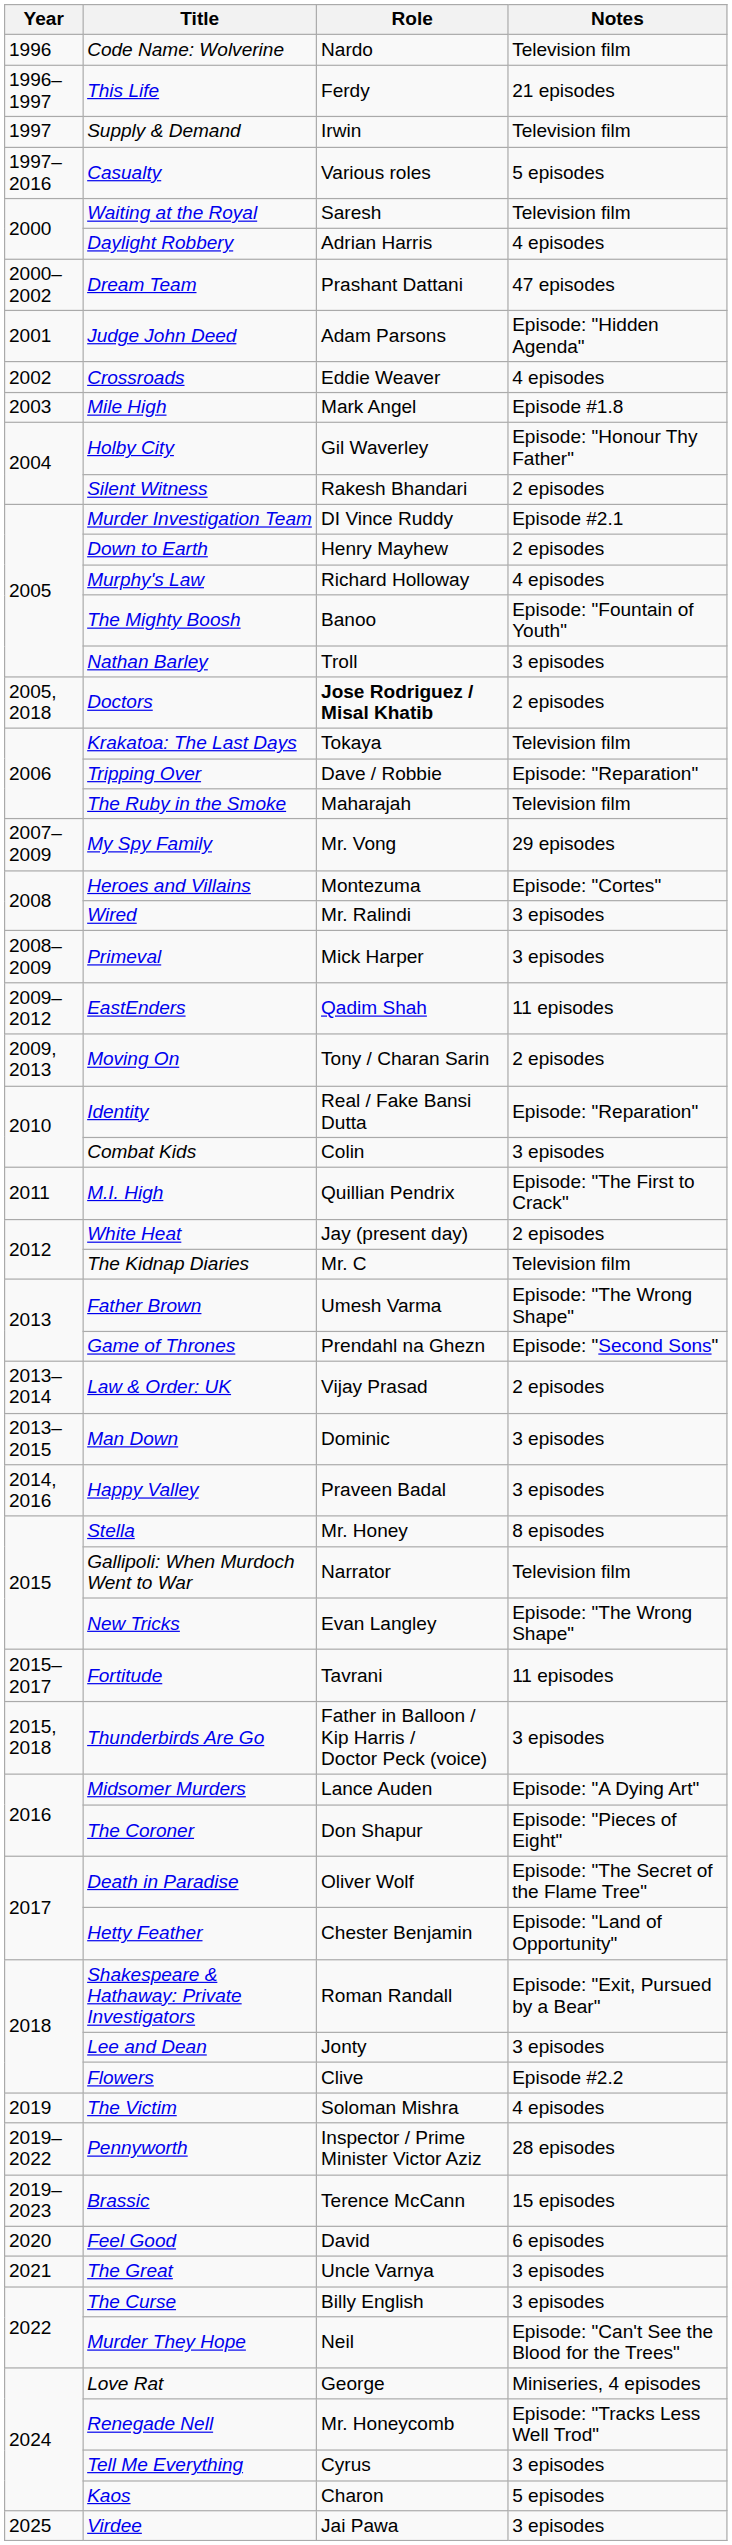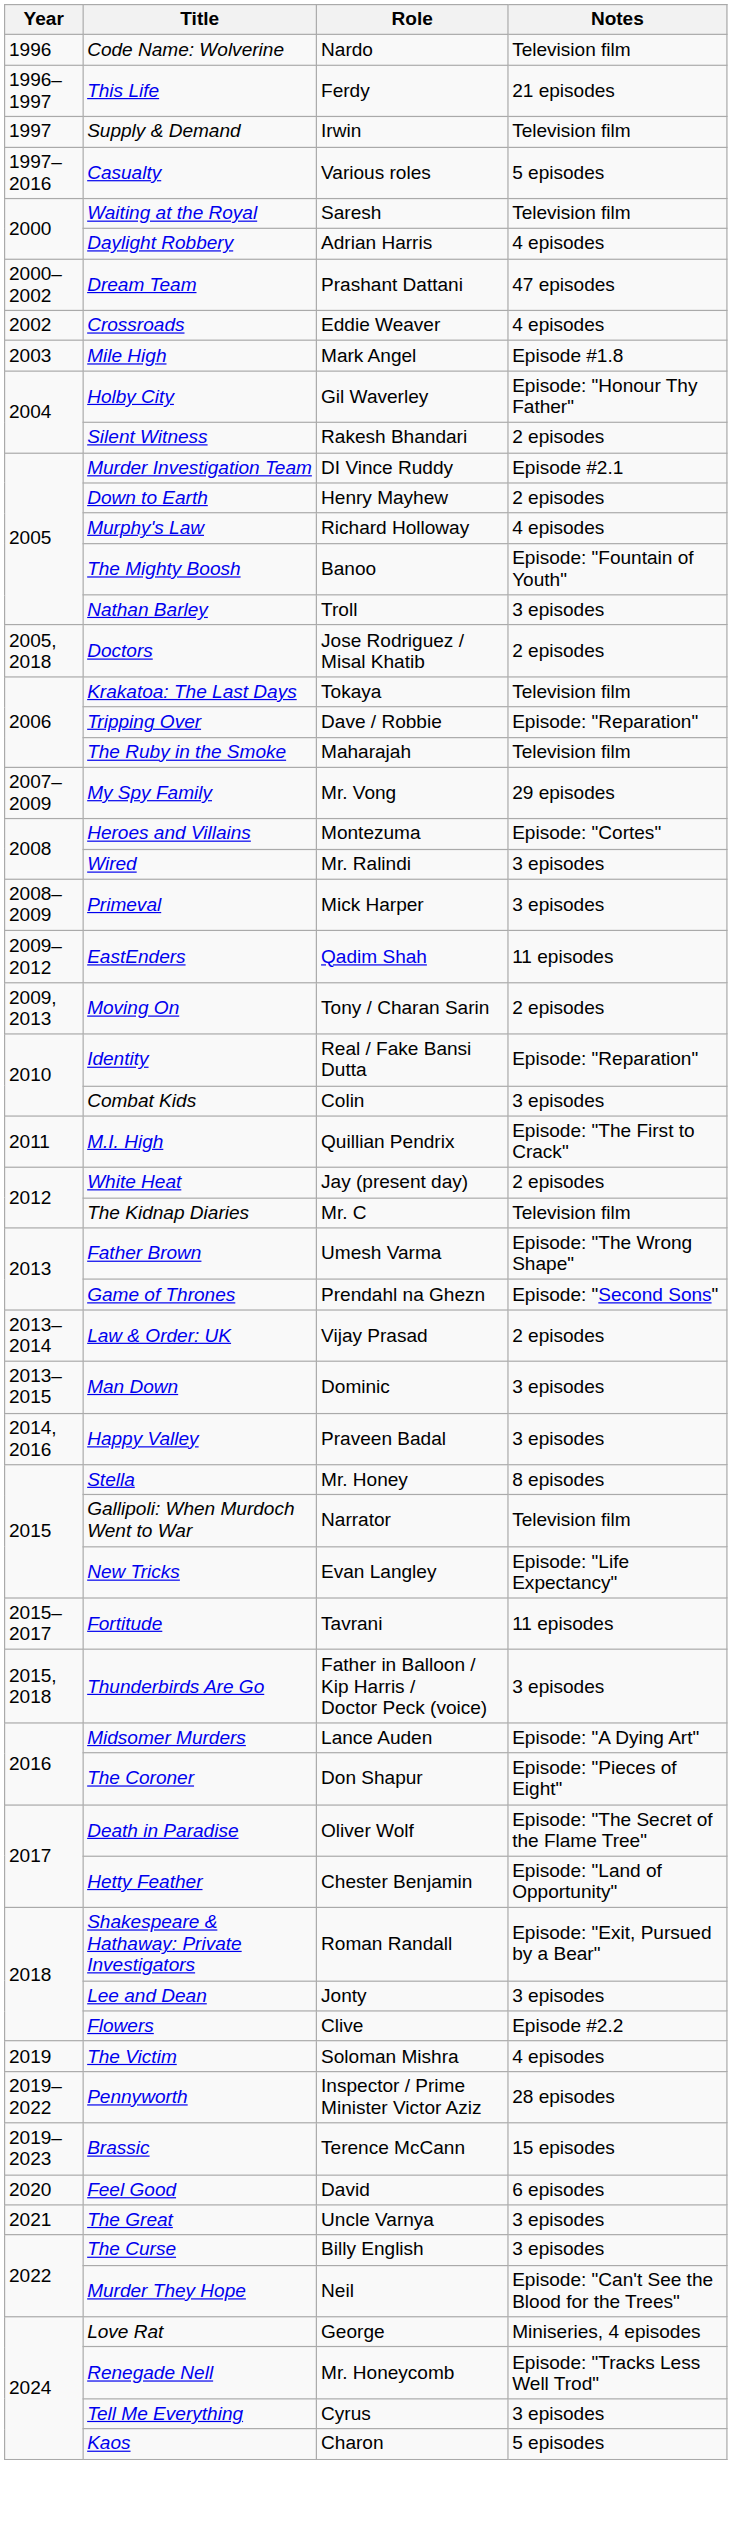- row: (162, 336)
(397, 702) bold -> (392, 650) normal
(602, 1623) Episode: "The Wrong Shape" -> (571, 1572) Episode: "Life Expectancy"
- row: (115, 2525)
